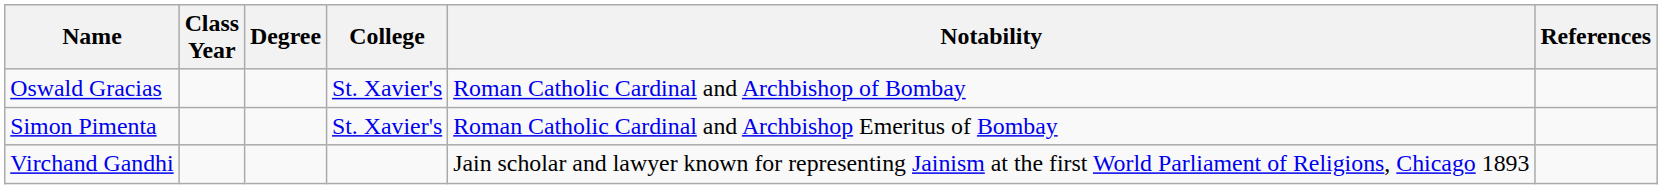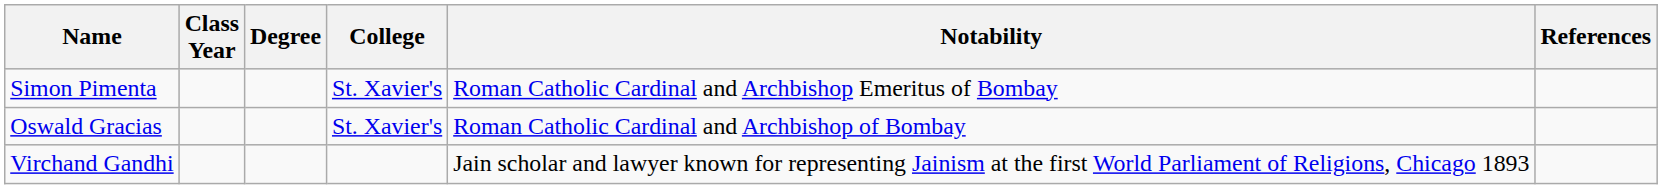rows swapped: (86, 88) <-> (83, 125)
